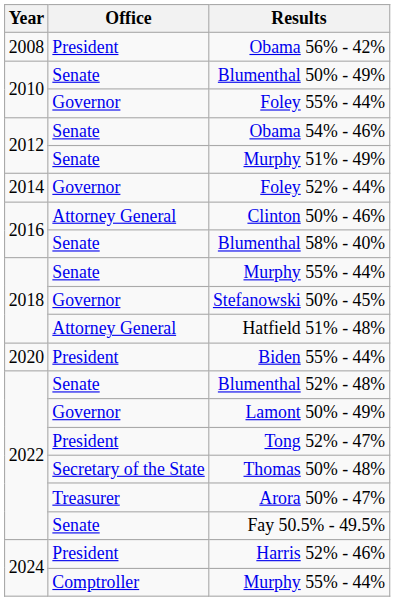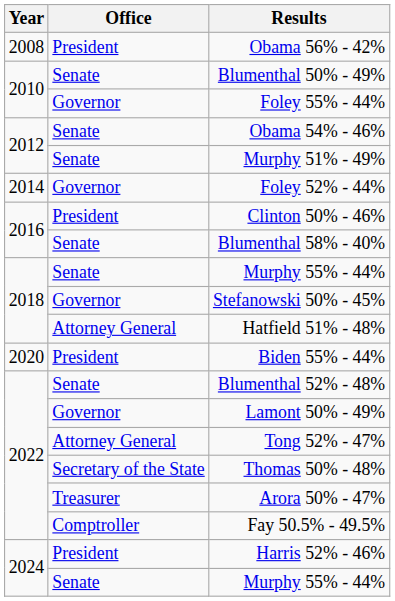(114, 215) Attorney General -> (85, 215) President
(85, 441) President -> (114, 441) Attorney General
(76, 525) Senate -> (96, 525) Comptroller
(96, 581) Comptroller -> (76, 581) Senate
